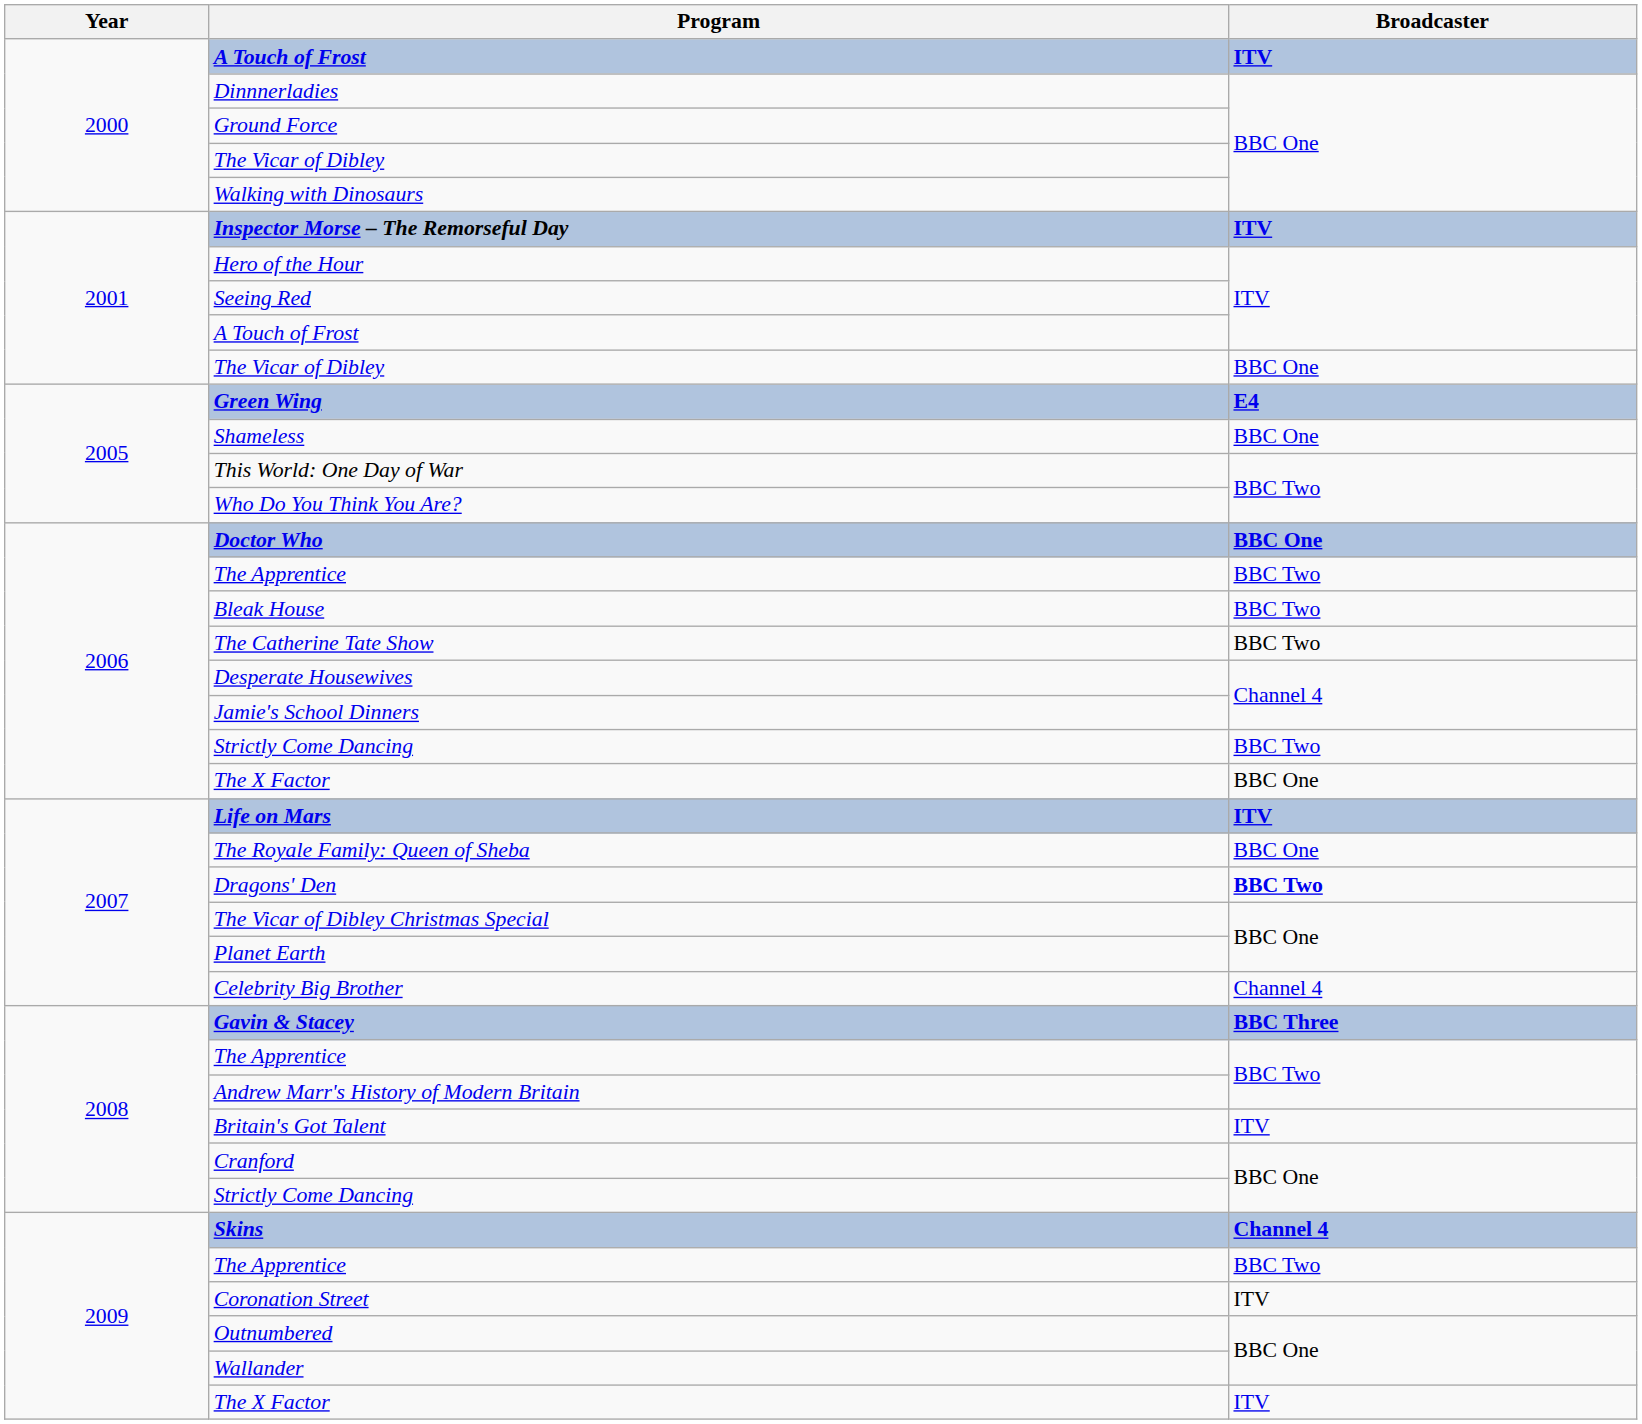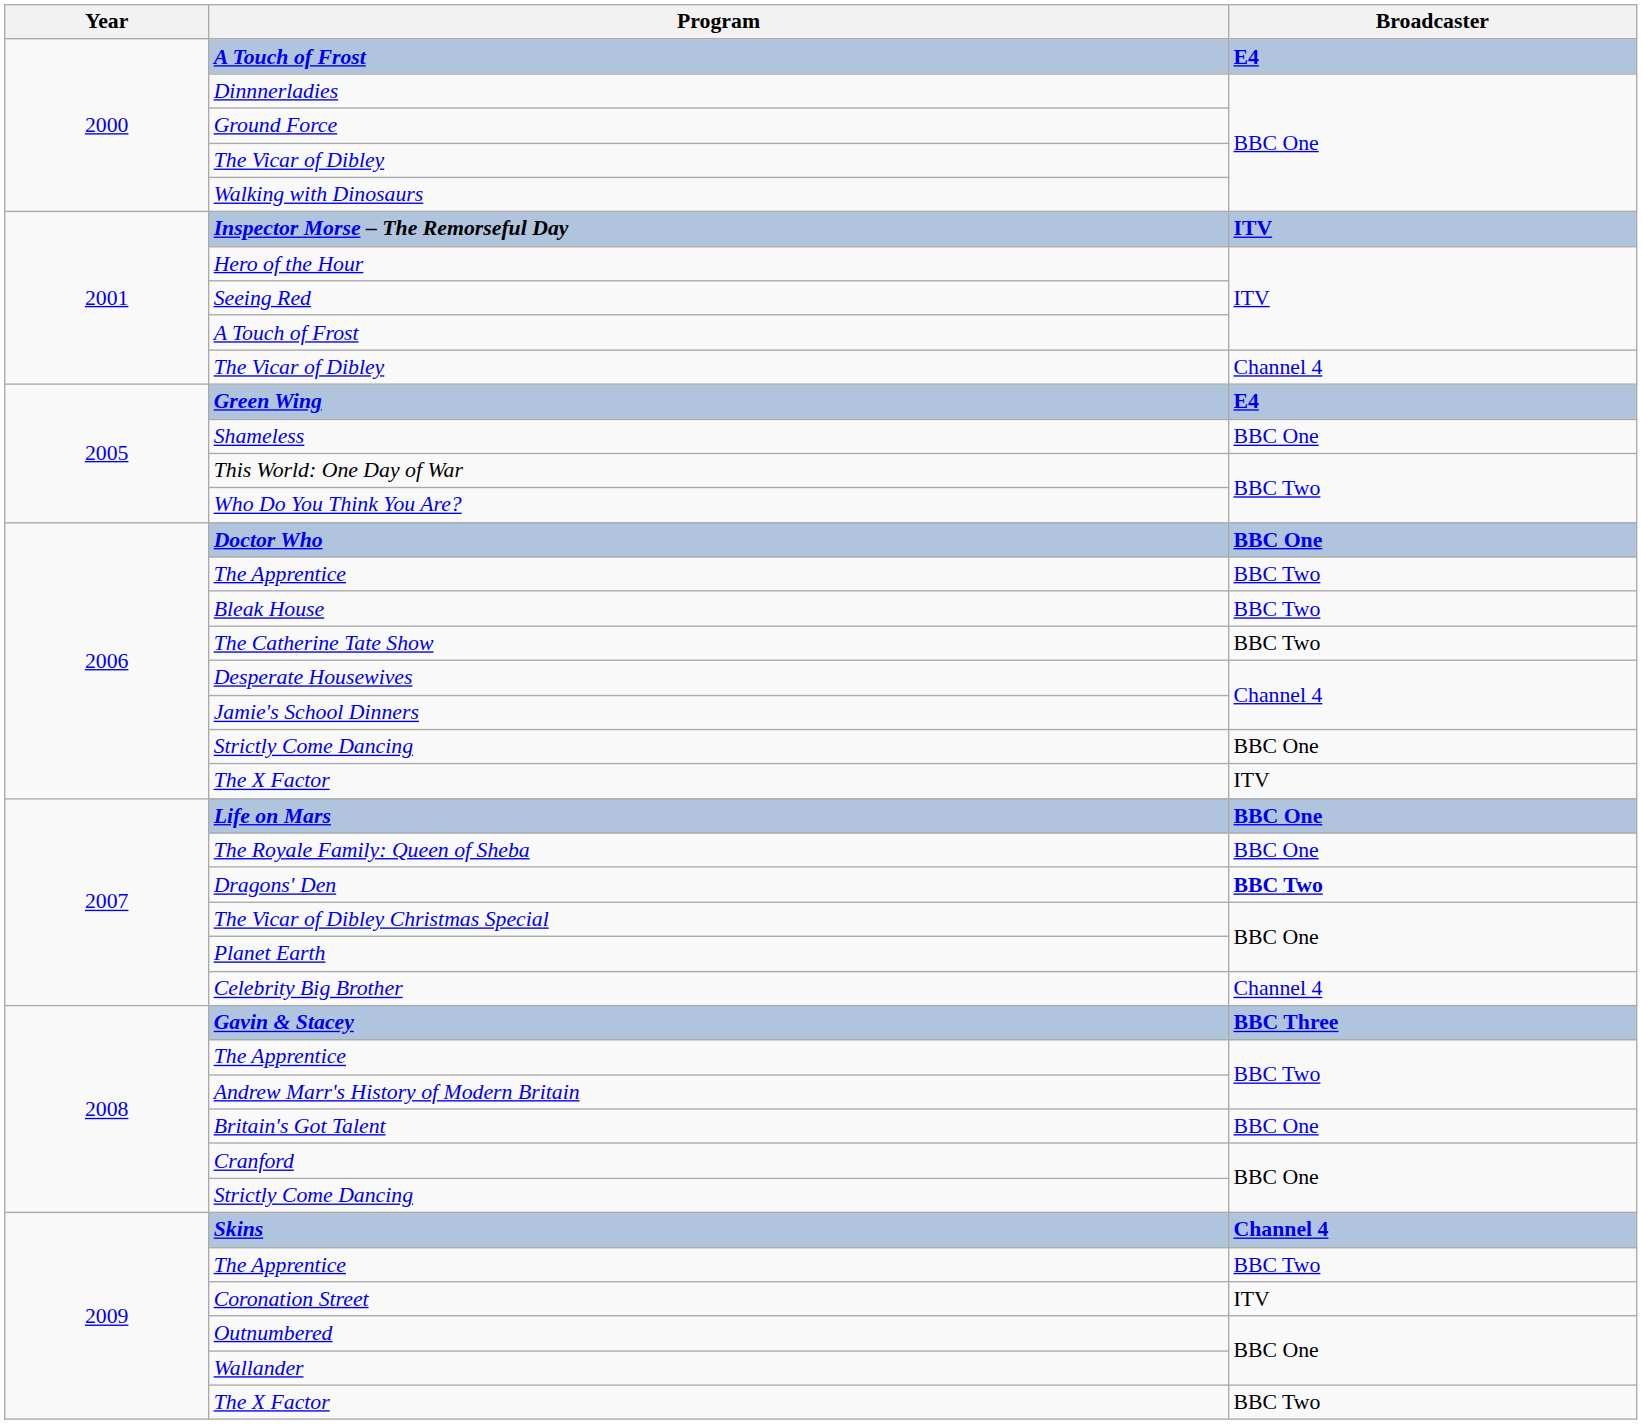(1253, 56) ITV -> (1246, 56) E4
(1276, 366) BBC One -> (1278, 366) Channel 4
(1277, 746) BBC Two -> (1276, 746) BBC One
(1276, 780) BBC One -> (1252, 780) ITV
(1253, 815) ITV -> (1278, 815) BBC One
(1252, 1126) ITV -> (1276, 1126) BBC One
(1252, 1402) ITV -> (1277, 1402) BBC Two
